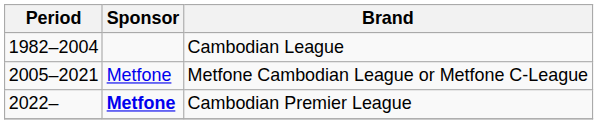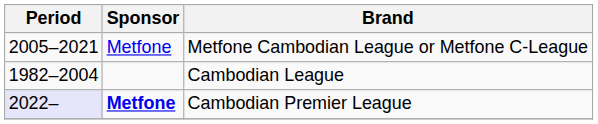rows swapped: (266, 47) <-> (388, 75)
(34, 103) no background -> (34, 103) lavender background
